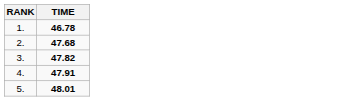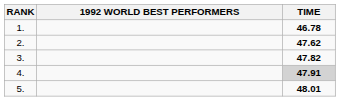+ column: (160, 12)
(63, 43) 47.68 -> (309, 43) 47.62
(63, 73) no background -> (309, 73) lightgrey background
